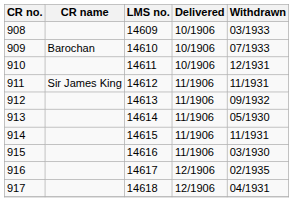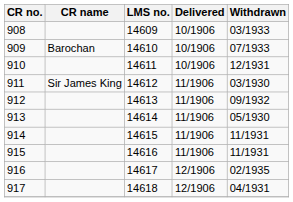(249, 83) 11/1931 -> (250, 83) 03/1930
(250, 153) 03/1930 -> (249, 153) 11/1931
